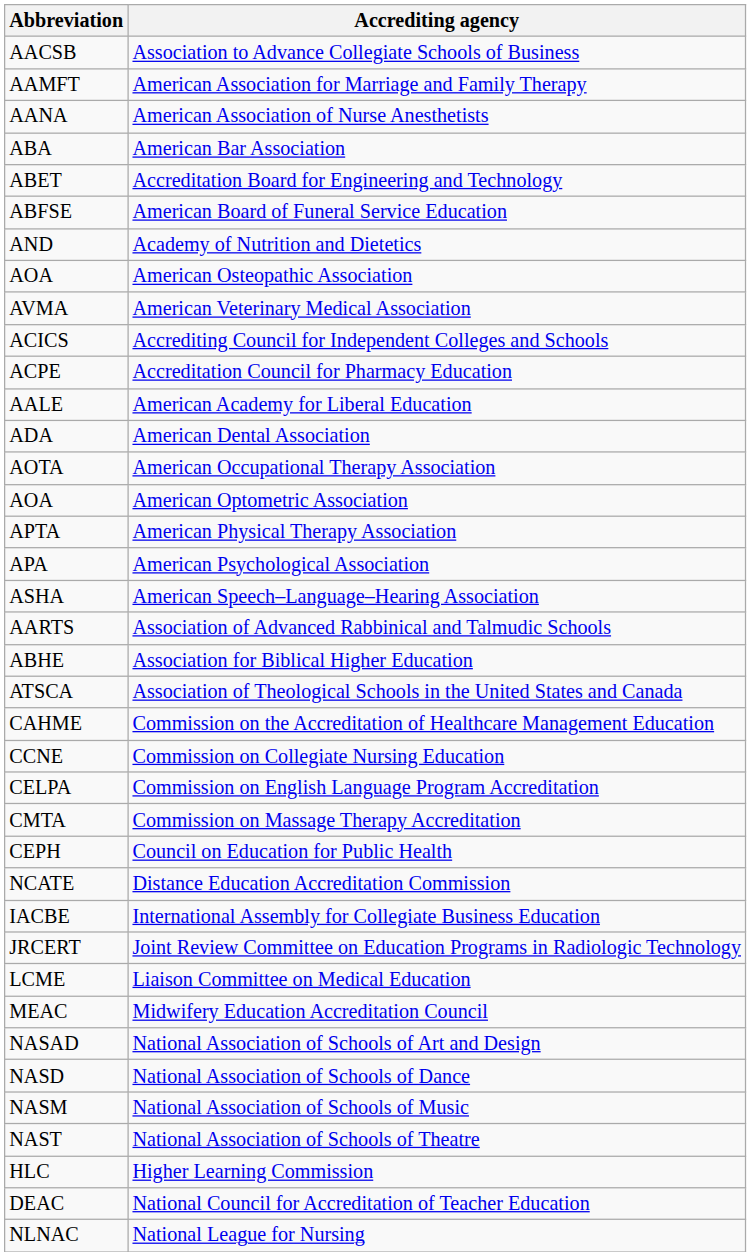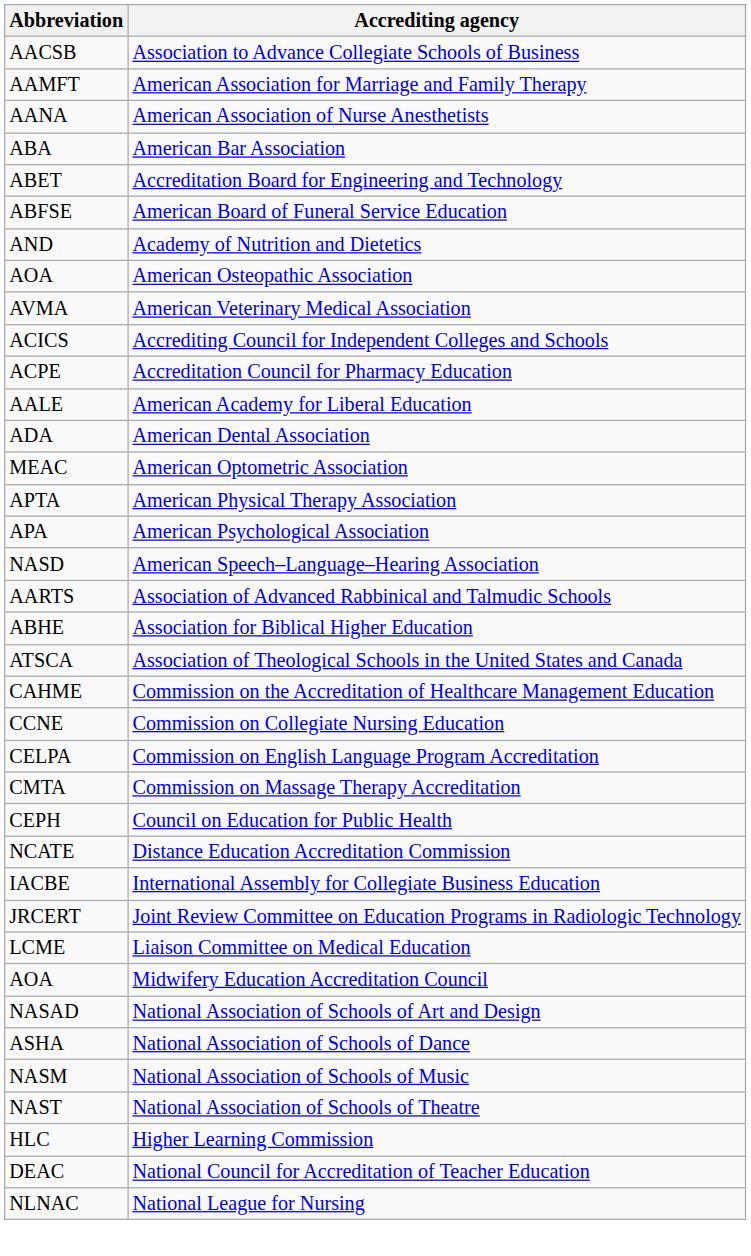- row: (314, 468)
(31, 500) AOA -> (38, 468) MEAC
(37, 595) ASHA -> (37, 564) NASD
(38, 1011) MEAC -> (31, 979) AOA
(37, 1075) NASD -> (37, 1043) ASHA
